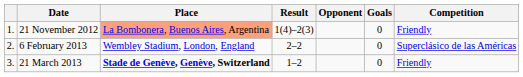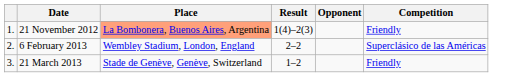- column: (380, 13)
(186, 63) bold -> (182, 63) normal
